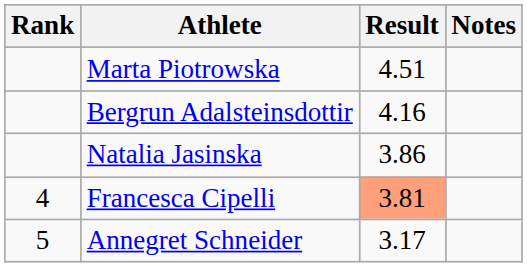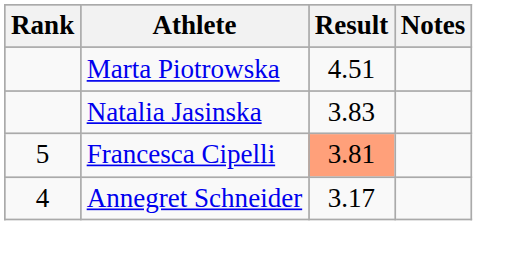- row: (220, 111)
(402, 154) 3.86 -> (351, 111) 3.83
(43, 197) 4 -> (43, 154) 5
(43, 240) 5 -> (43, 197) 4
